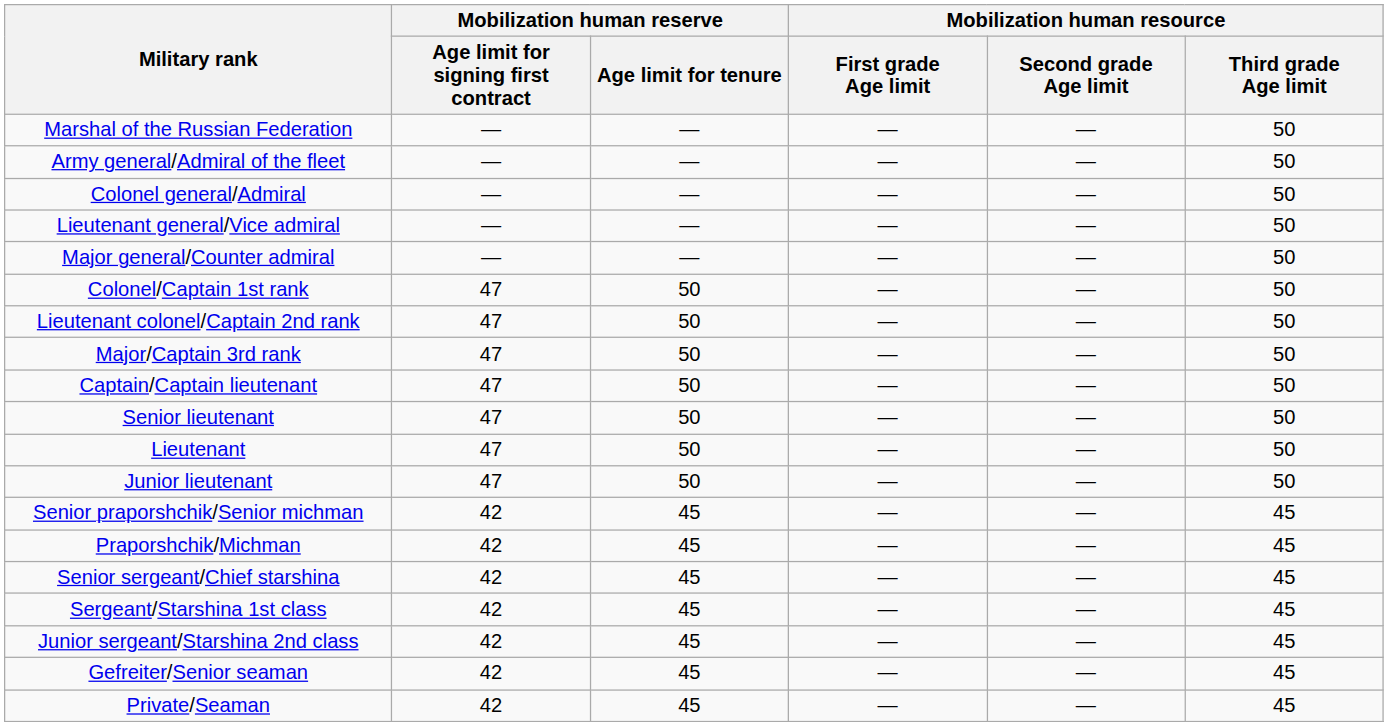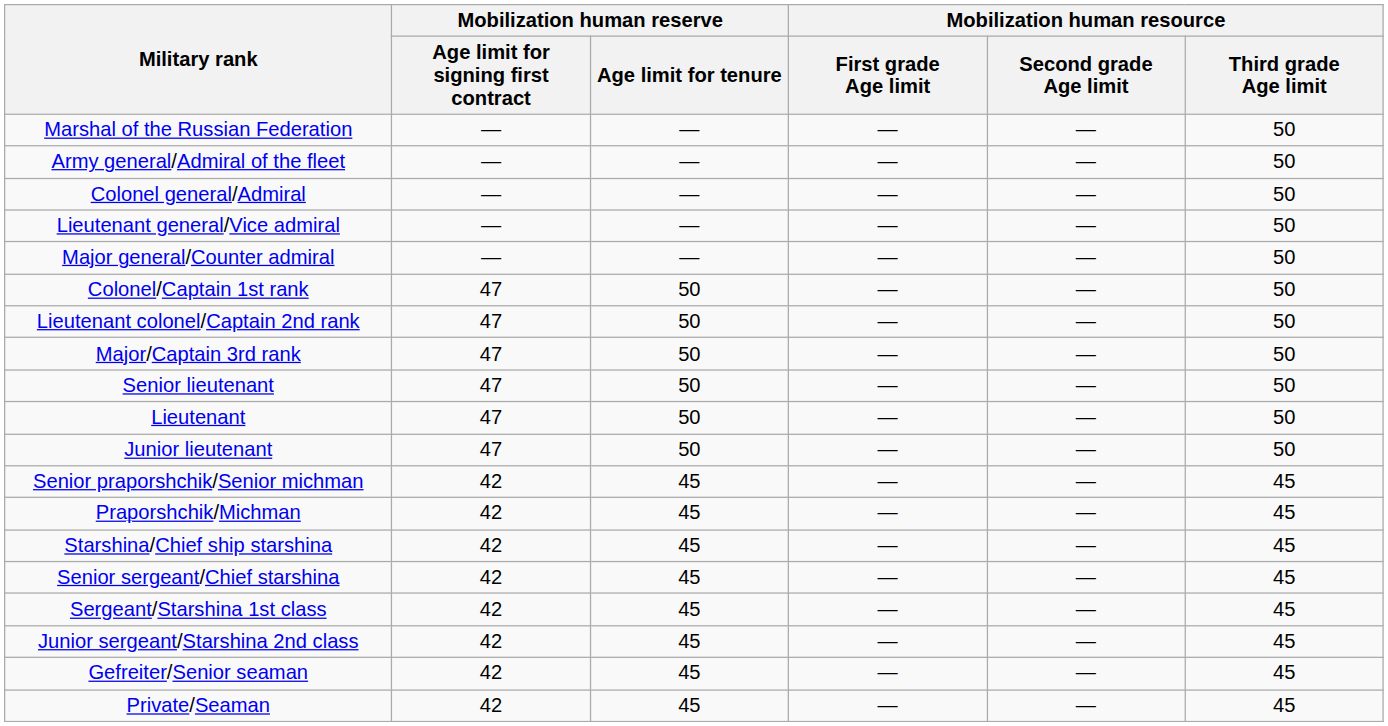- row: (198, 385)
+ row: (198, 545)
